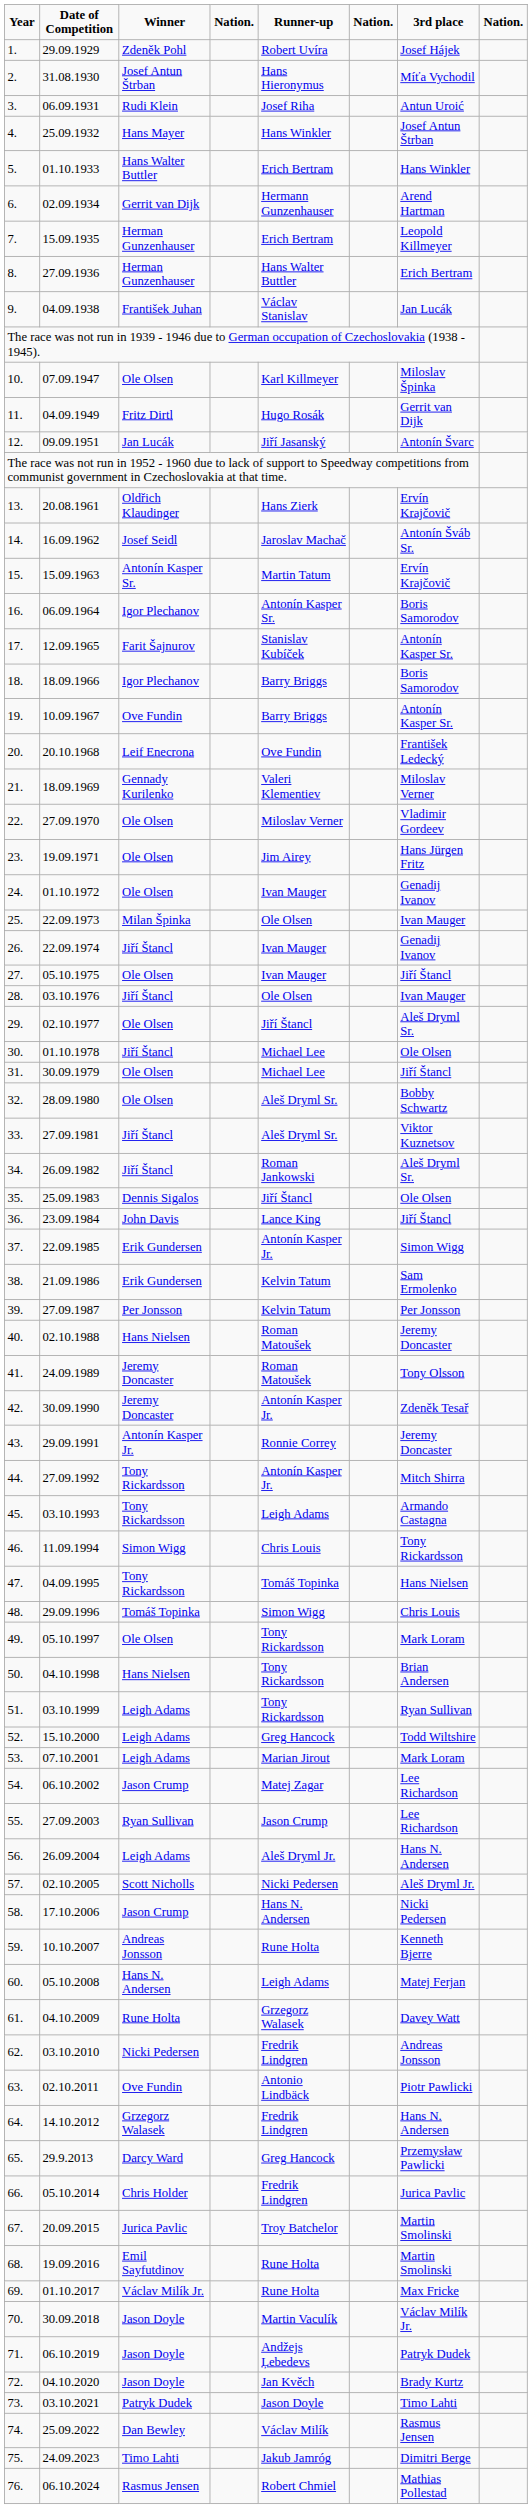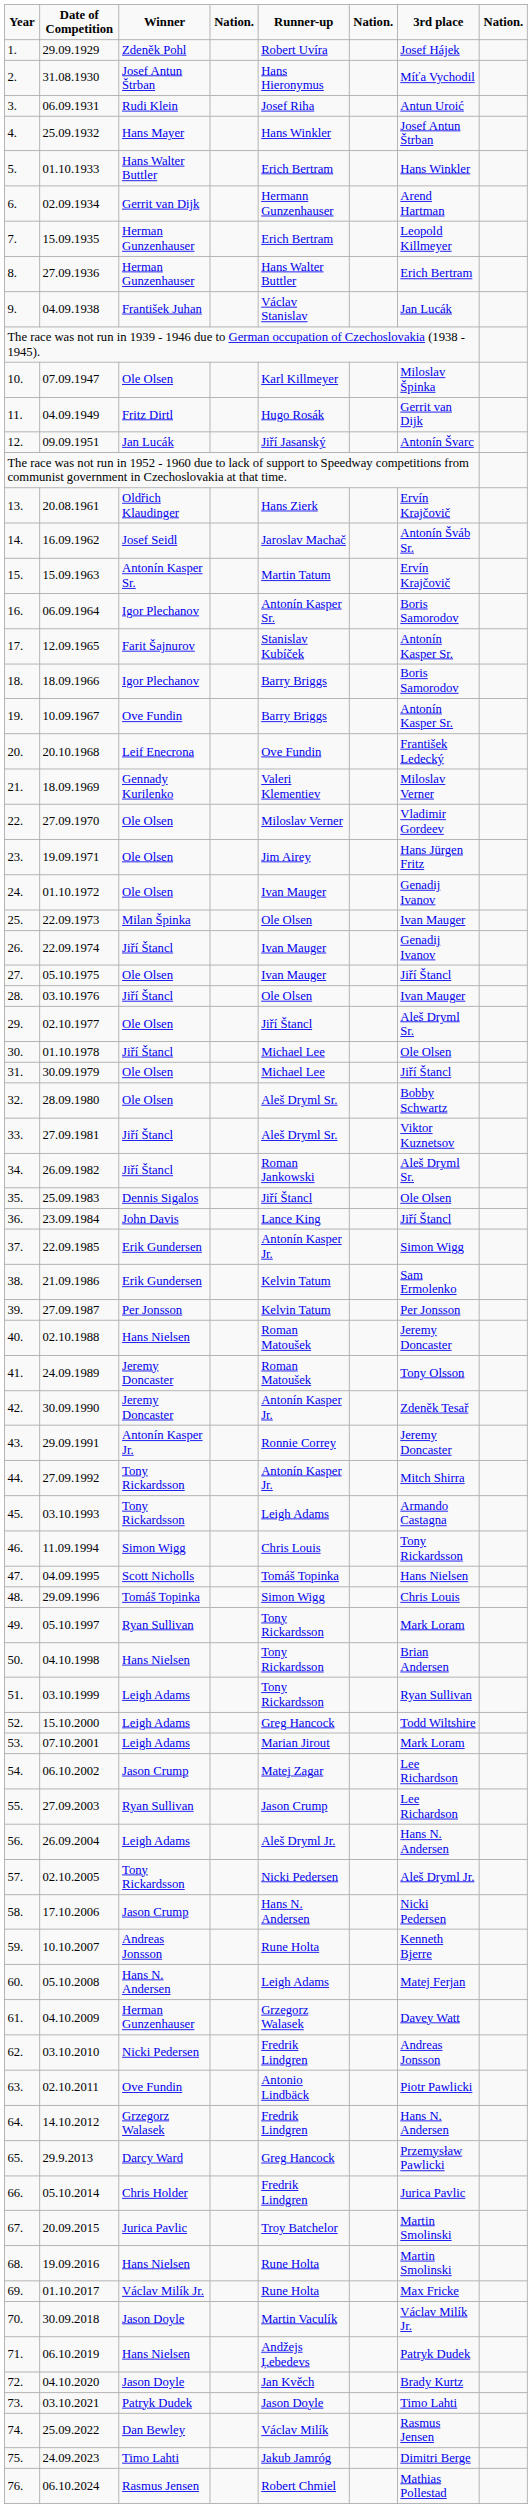(153, 1583) Tony Rickardsson -> (158, 1576) Scott Nicholls
(148, 1639) Ole Olsen -> (158, 1624) Ryan Sullivan
(158, 1883) Scott Nicholls -> (153, 1876) Tony Rickardsson
(151, 2017) Rune Holta -> (158, 2017) Herman Gunzenhauser
(153, 2263) Emil Sayfutdinov -> (156, 2263) Hans Nielsen
(153, 2354) Jason Doyle -> (156, 2354) Hans Nielsen
